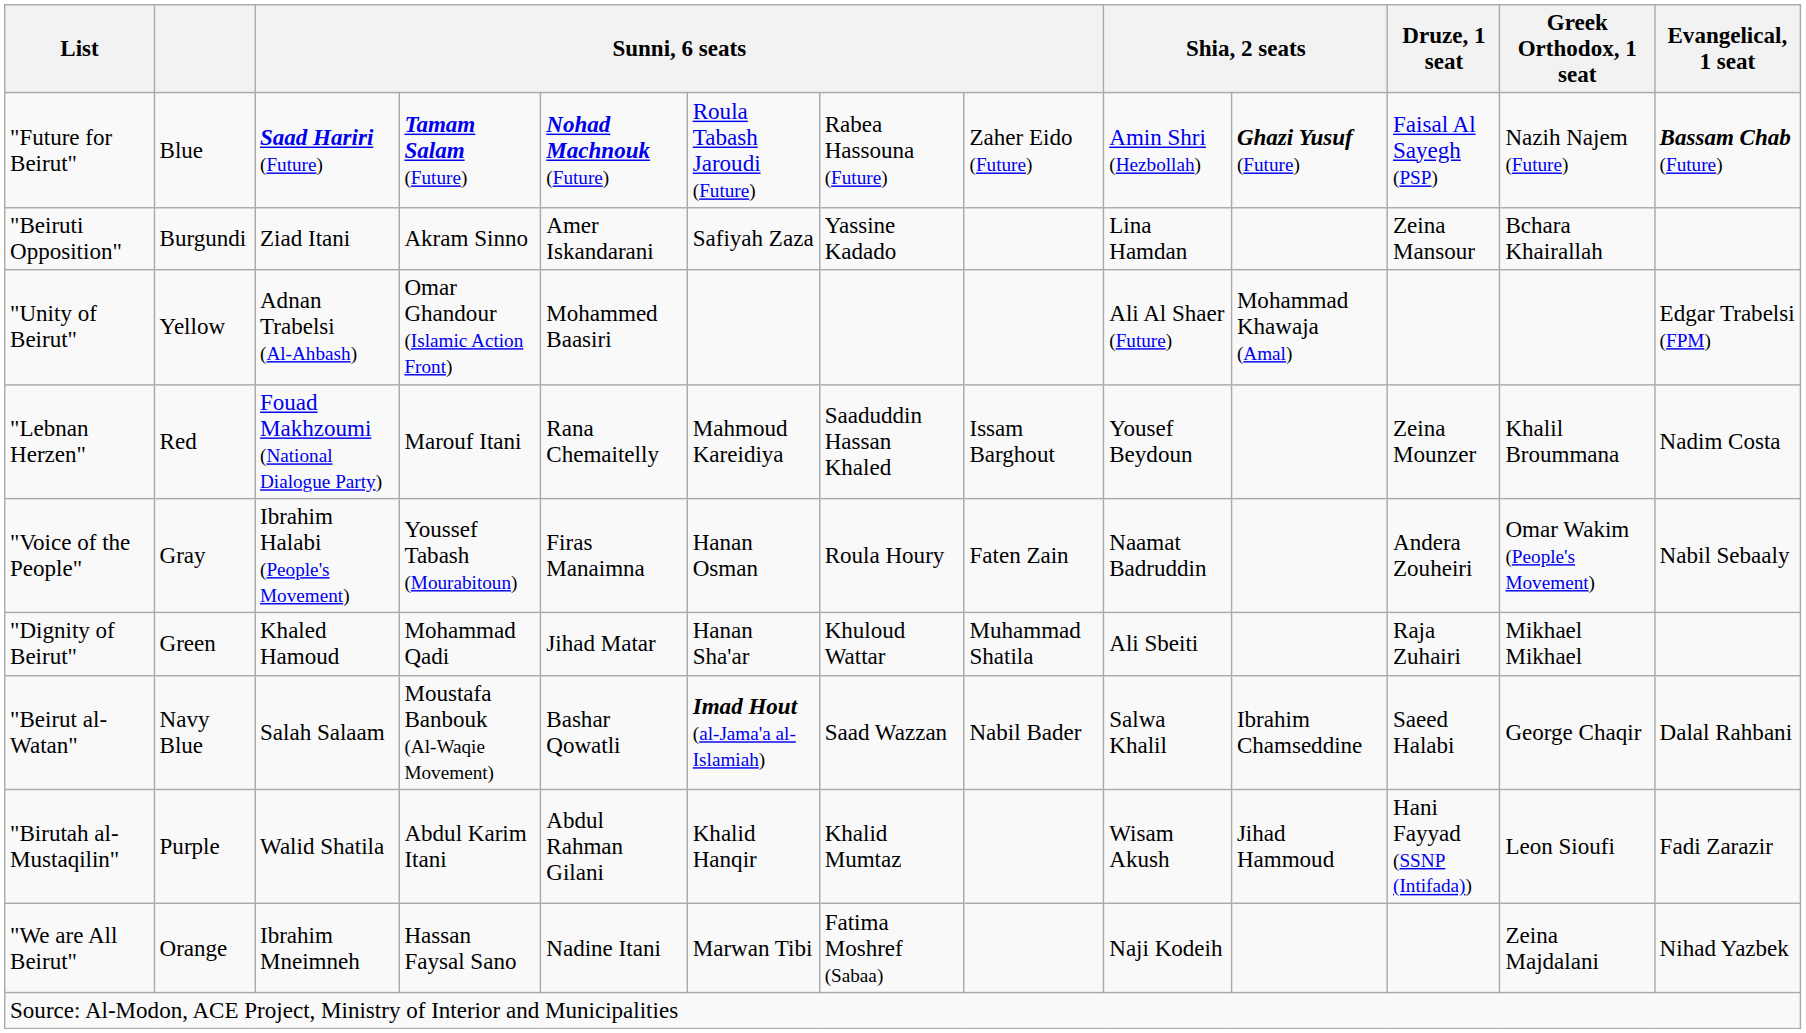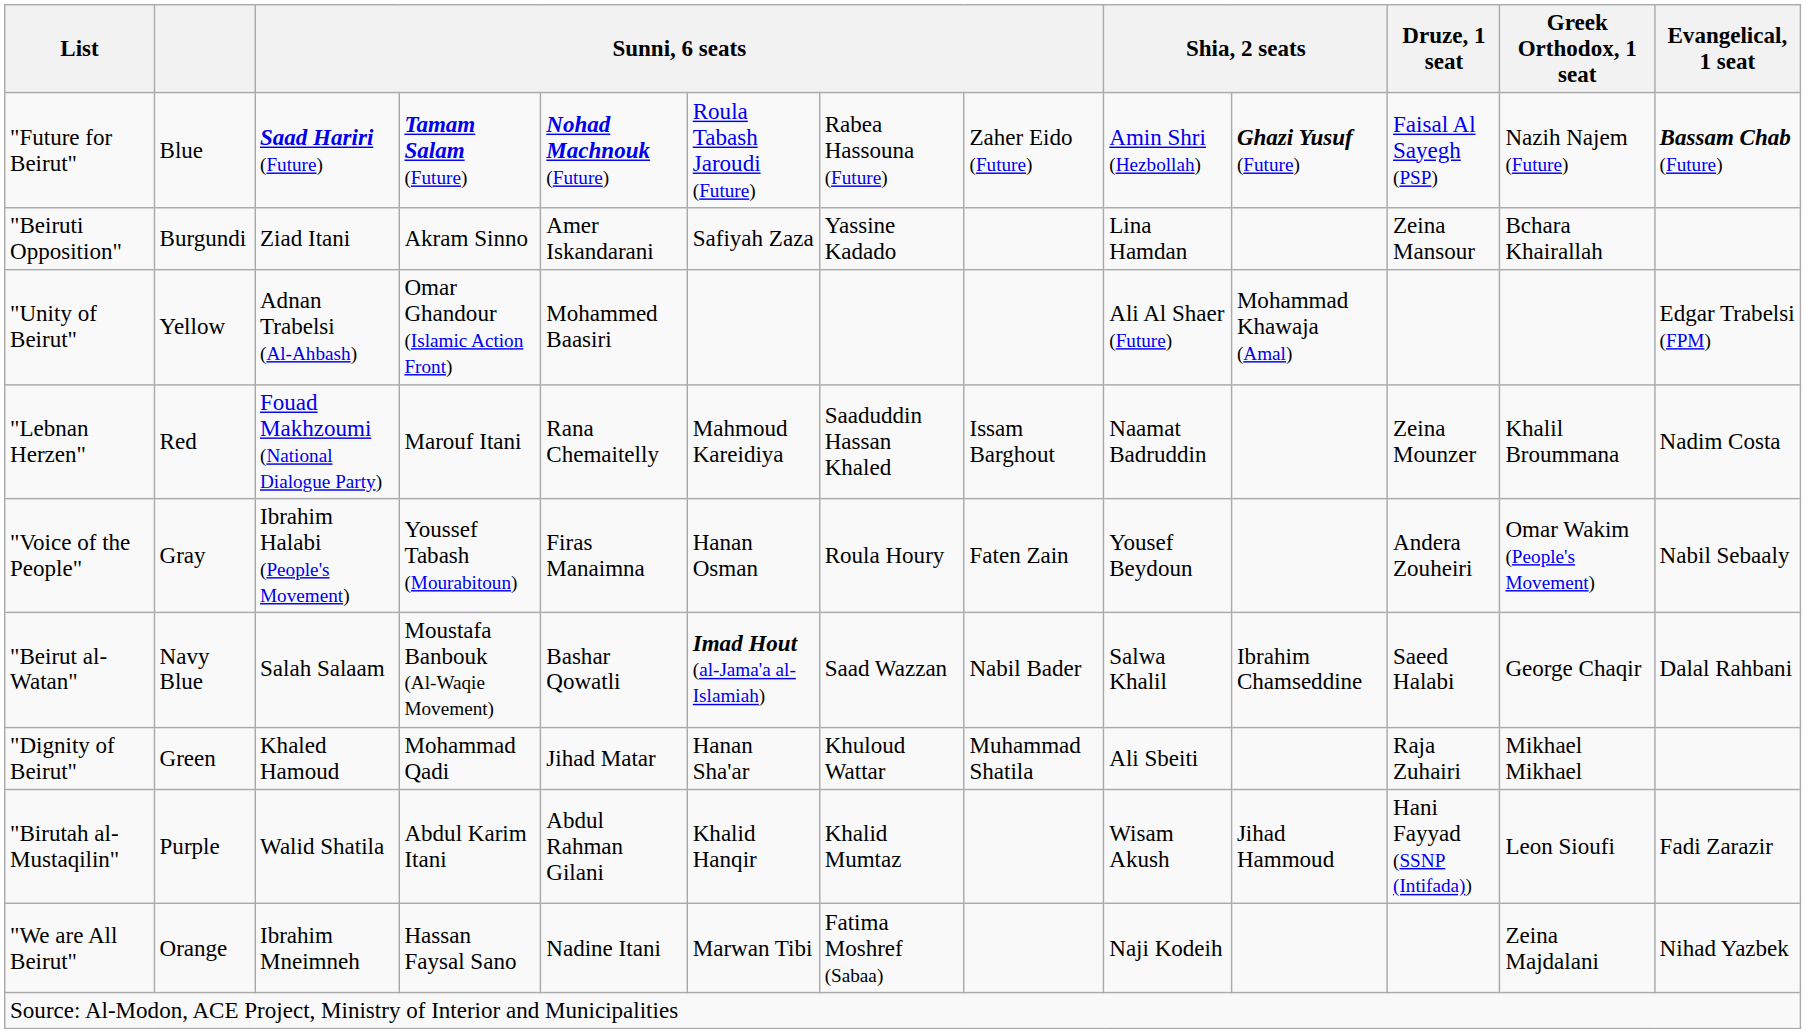(1151, 441) Yousef Beydoun -> (1158, 441) Naamat Badruddin
(1158, 555) Naamat Badruddin -> (1151, 555) Yousef Beydoun
rows swapped: (59, 732) <-> (62, 643)
